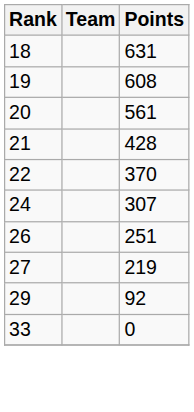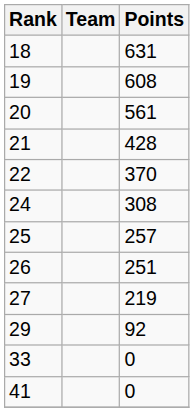(141, 205) 307 -> (141, 205) 308
+ row: (20, 236)
+ row: (20, 391)
